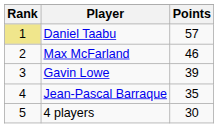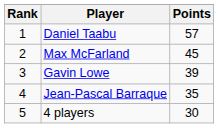(23, 34) khaki background -> (23, 34) no background
(192, 53) 46 -> (192, 53) 45
